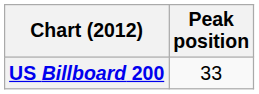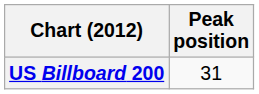(211, 72) 33 -> (211, 72) 31
